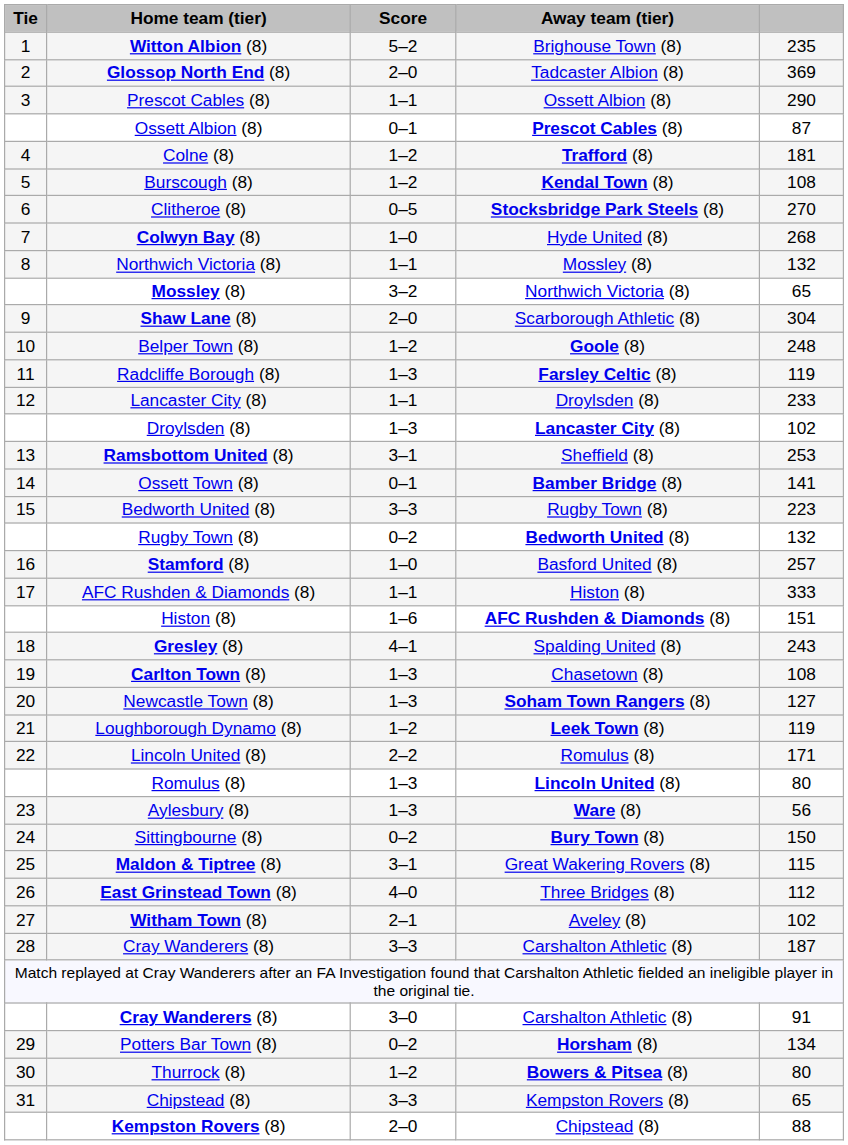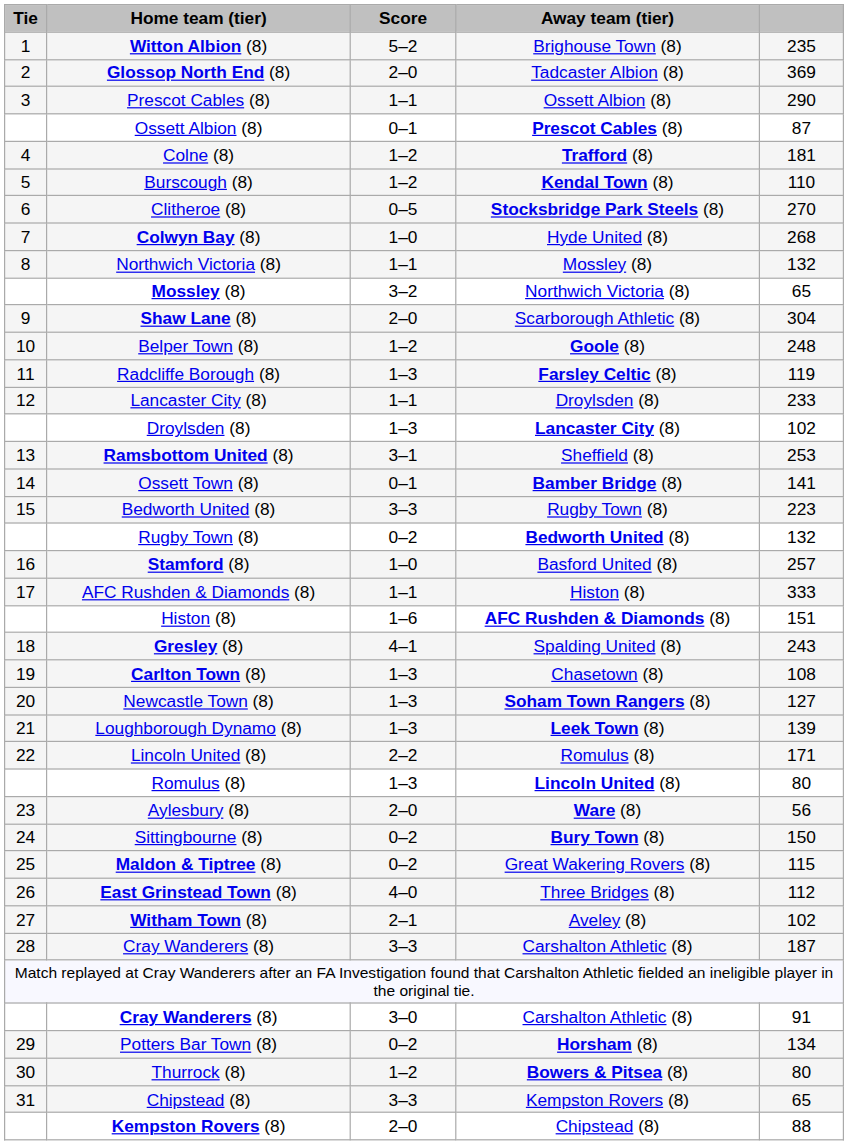(801, 182) 108 -> (801, 182) 110
(403, 728) 1–2 -> (403, 728) 1–3
(801, 728) 119 -> (801, 728) 139
(403, 810) 1–3 -> (403, 810) 2–0
(403, 865) 3–1 -> (403, 865) 0–2
